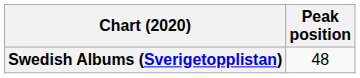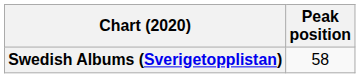(320, 60) 48 -> (320, 60) 58
